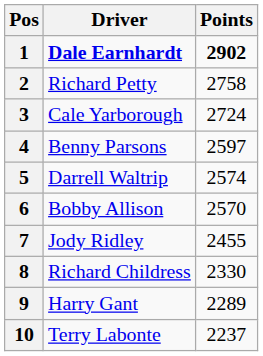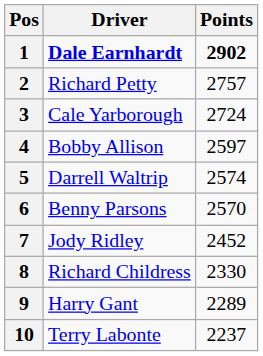(226, 83) 2758 -> (226, 83) 2757
(107, 146) Benny Parsons -> (106, 146) Bobby Allison
(106, 209) Bobby Allison -> (107, 209) Benny Parsons
(226, 240) 2455 -> (226, 240) 2452
